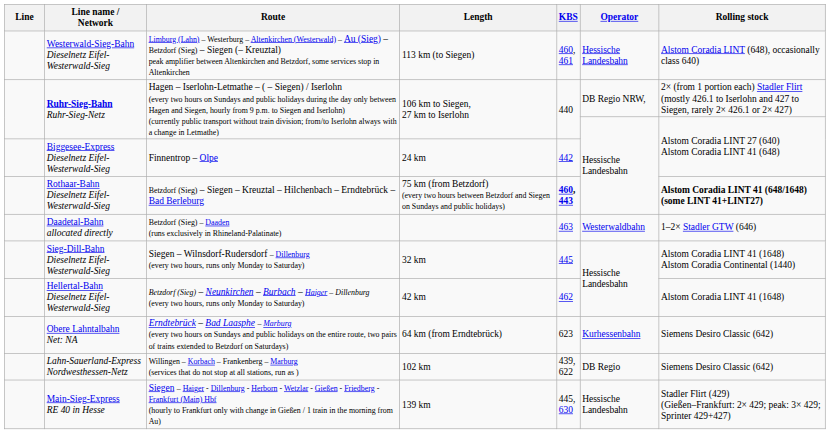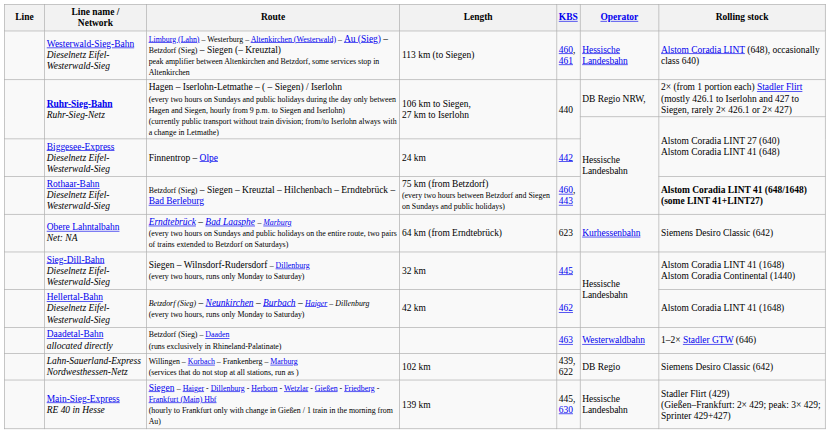(567, 195) bold -> (567, 195) normal
rows swapped: (83, 334) <-> (80, 227)
